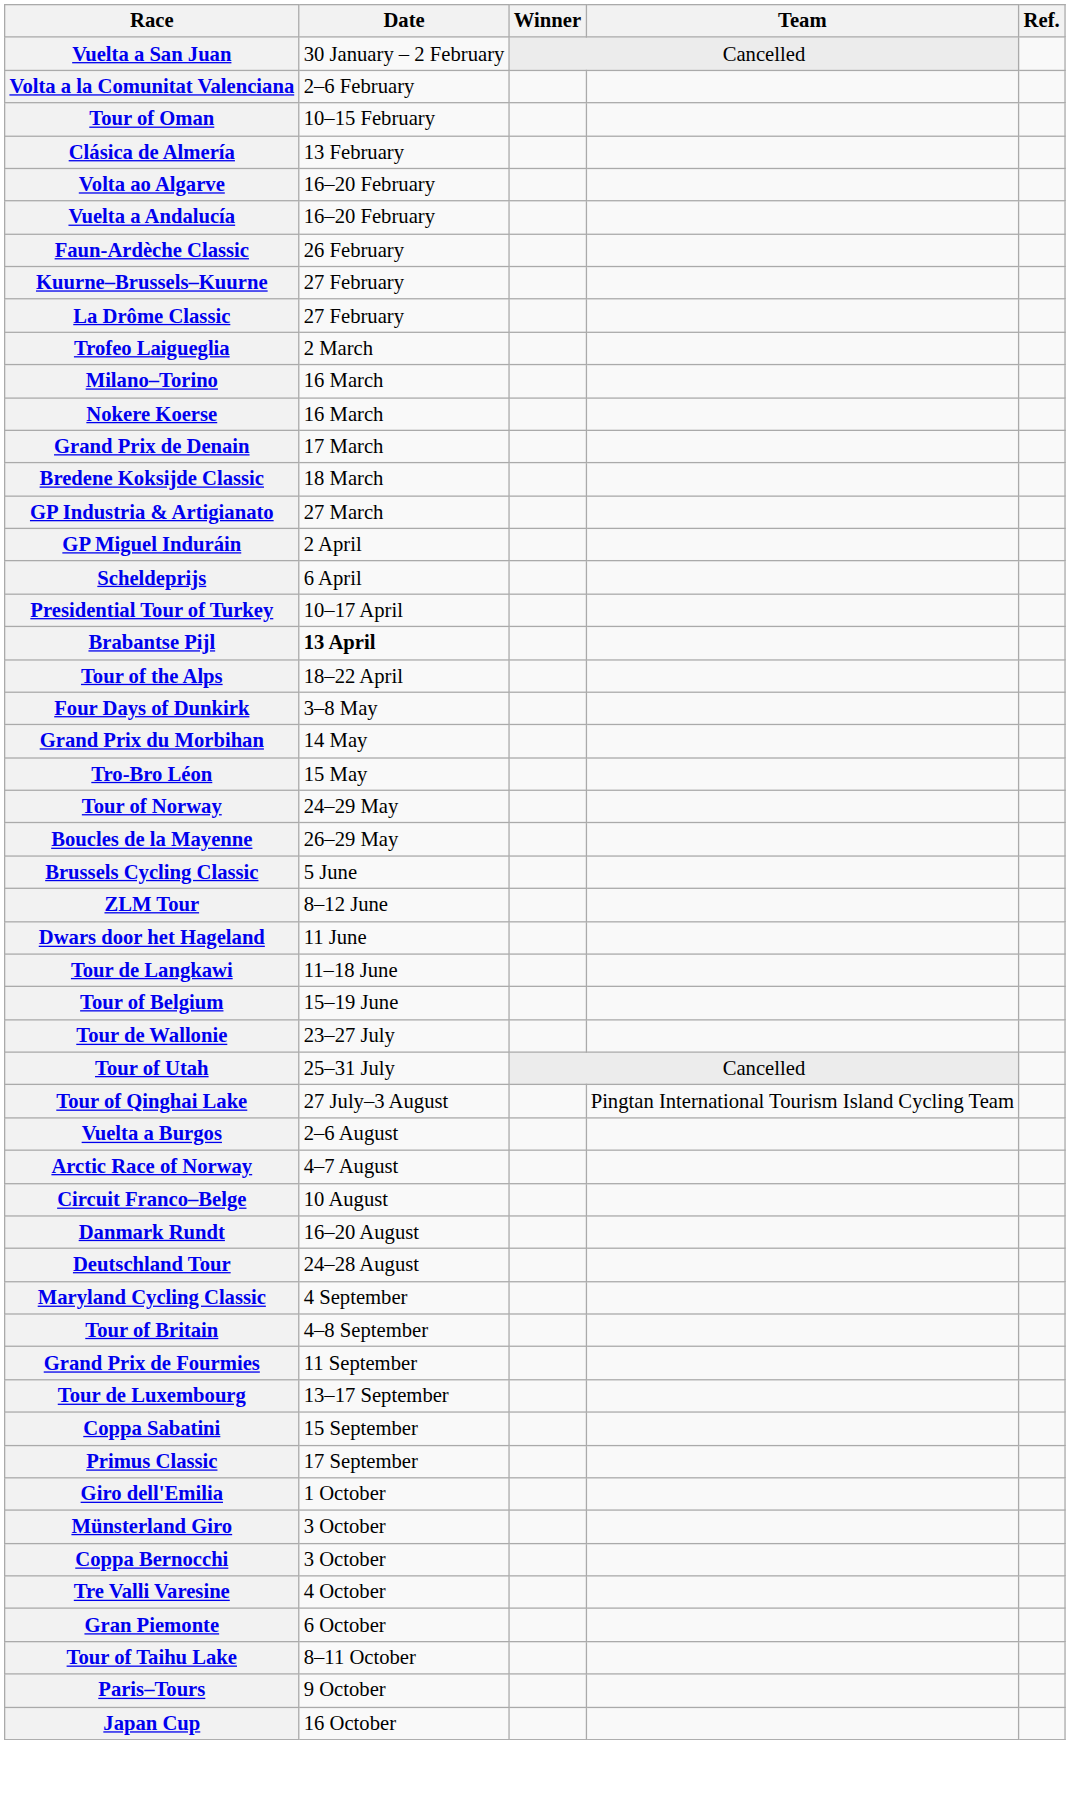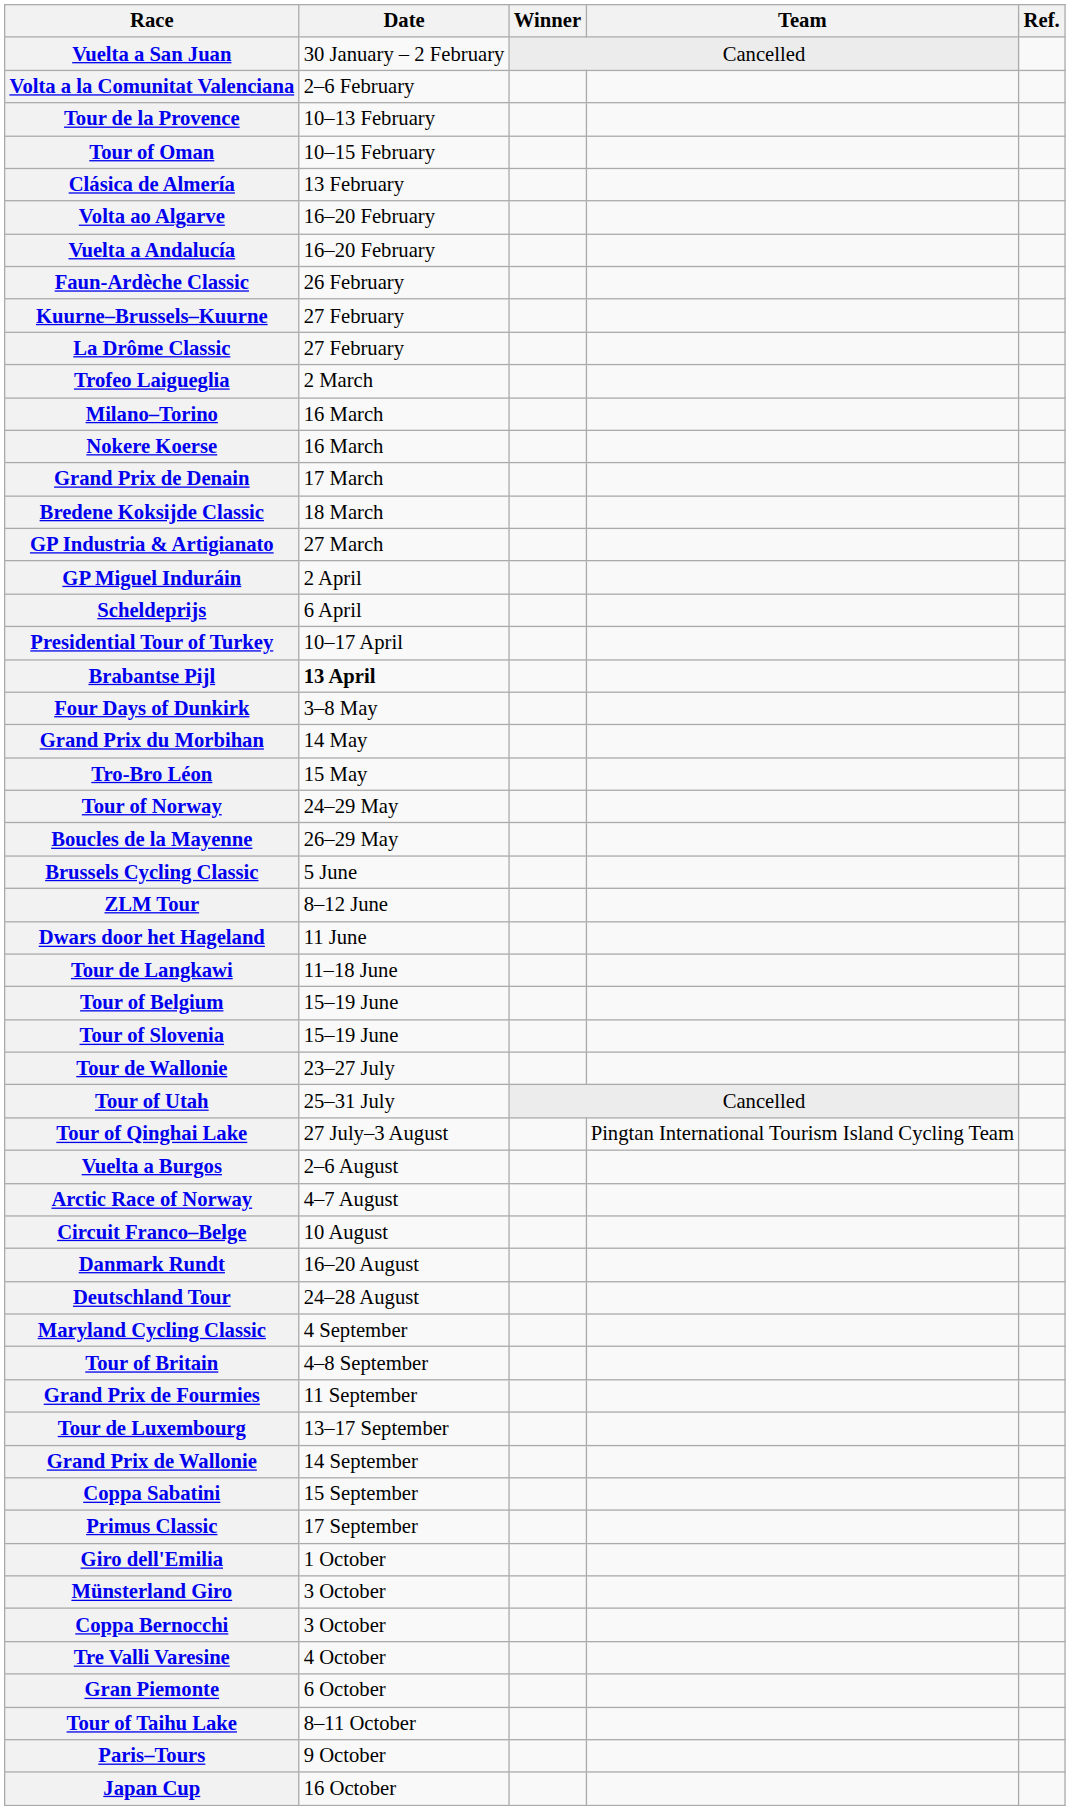+ row: (152, 119)
- row: (152, 675)
+ row: (152, 1035)
+ row: (152, 1461)
